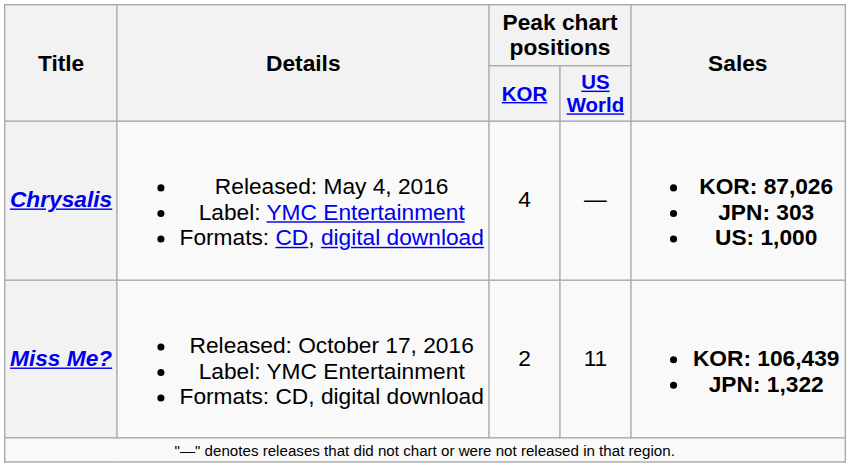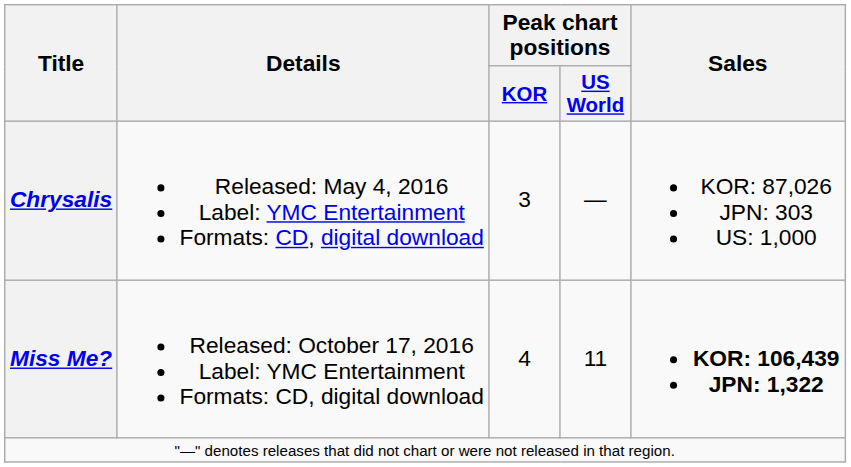(525, 200) 4 -> (525, 200) 3
(738, 213) bold -> (738, 213) normal
(525, 358) 2 -> (525, 358) 4
